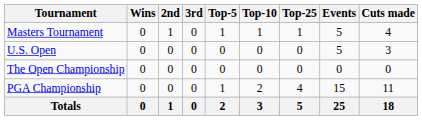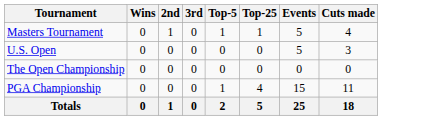- column: (260, 13)
